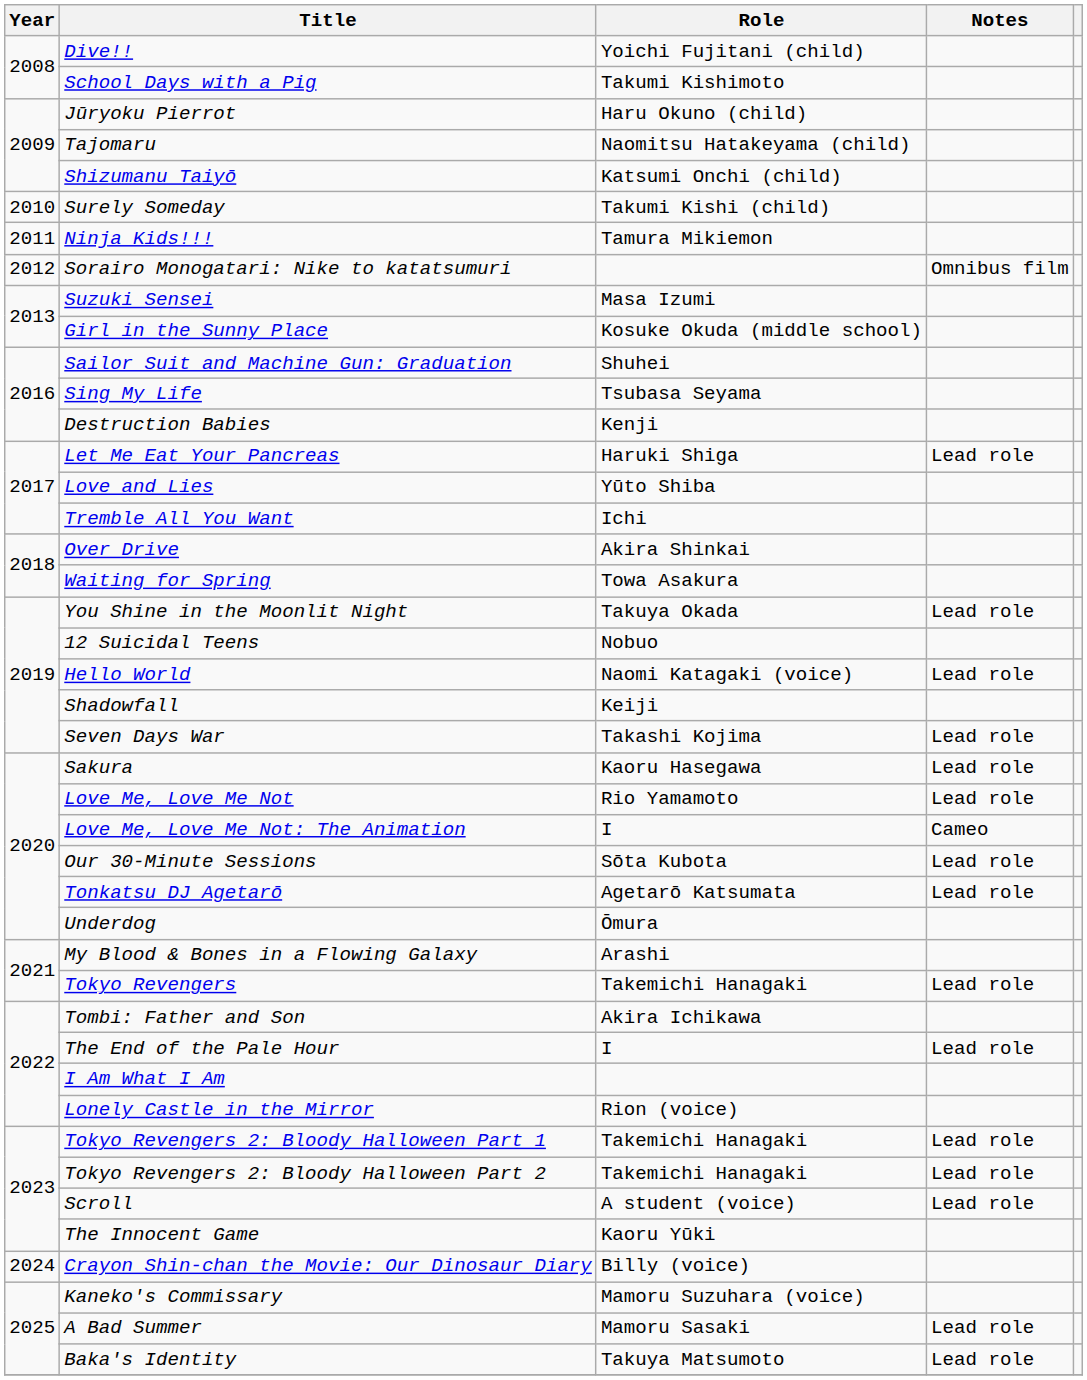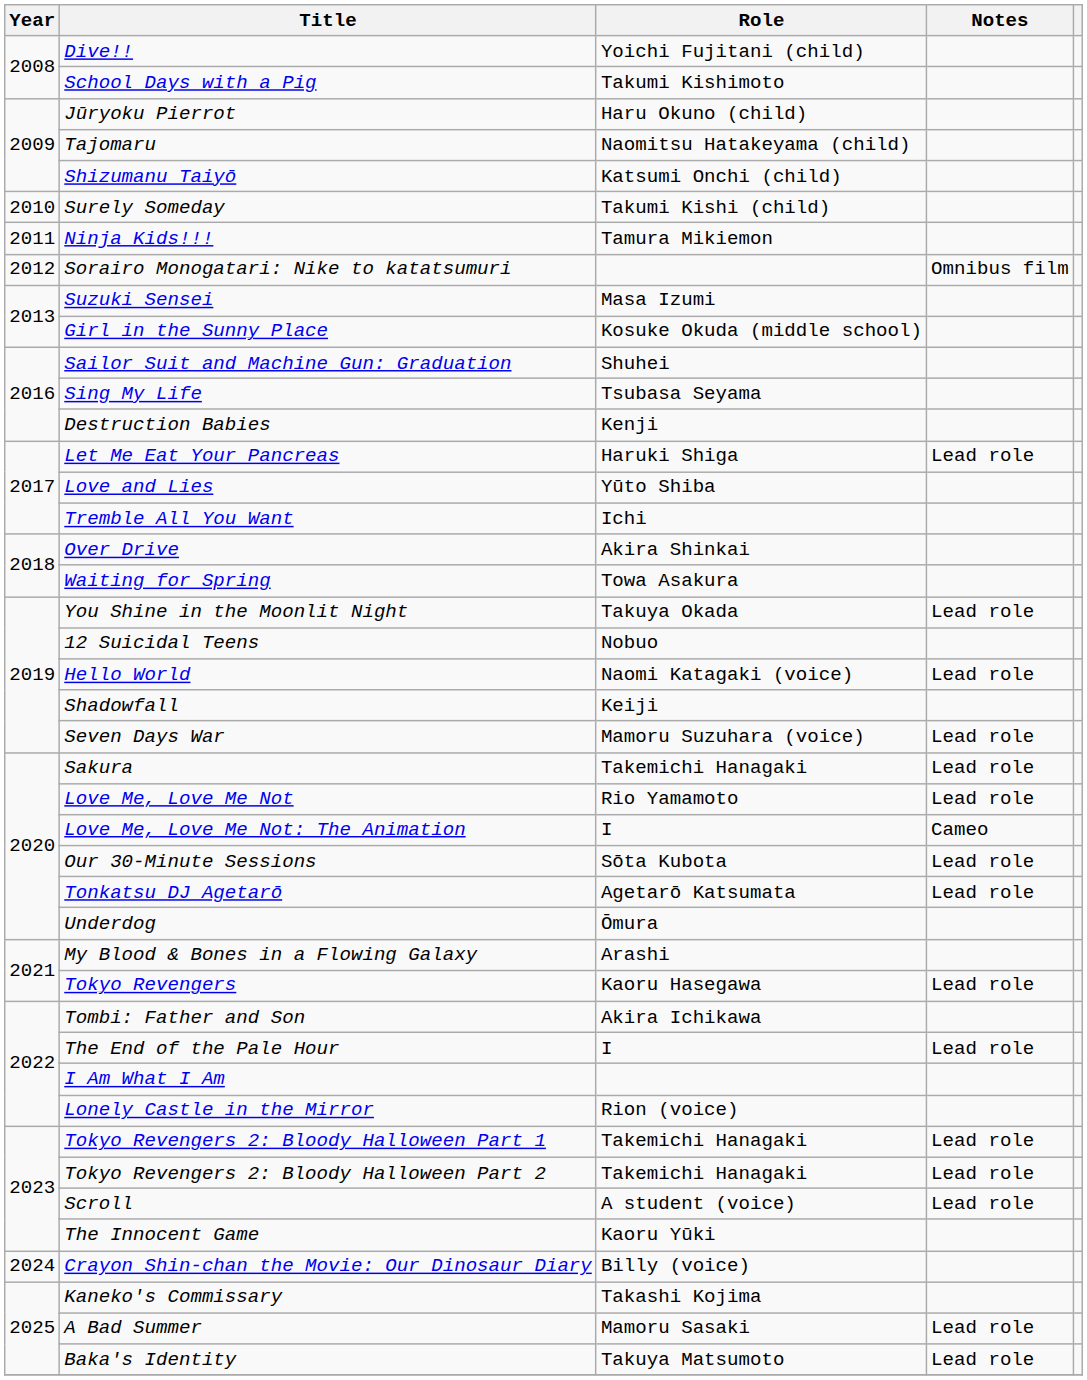(681, 737) Takashi Kojima -> (733, 737) Mamoru Suzuhara (voice)
(681, 768) Kaoru Hasegawa -> (704, 768) Takemichi Hanagaki
(704, 986) Takemichi Hanagaki -> (681, 986) Kaoru Hasegawa
(733, 1297) Mamoru Suzuhara (voice) -> (681, 1297) Takashi Kojima
